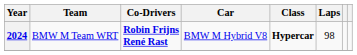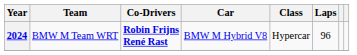(293, 36) bold -> (291, 36) normal
(329, 36) 98 -> (326, 36) 96
